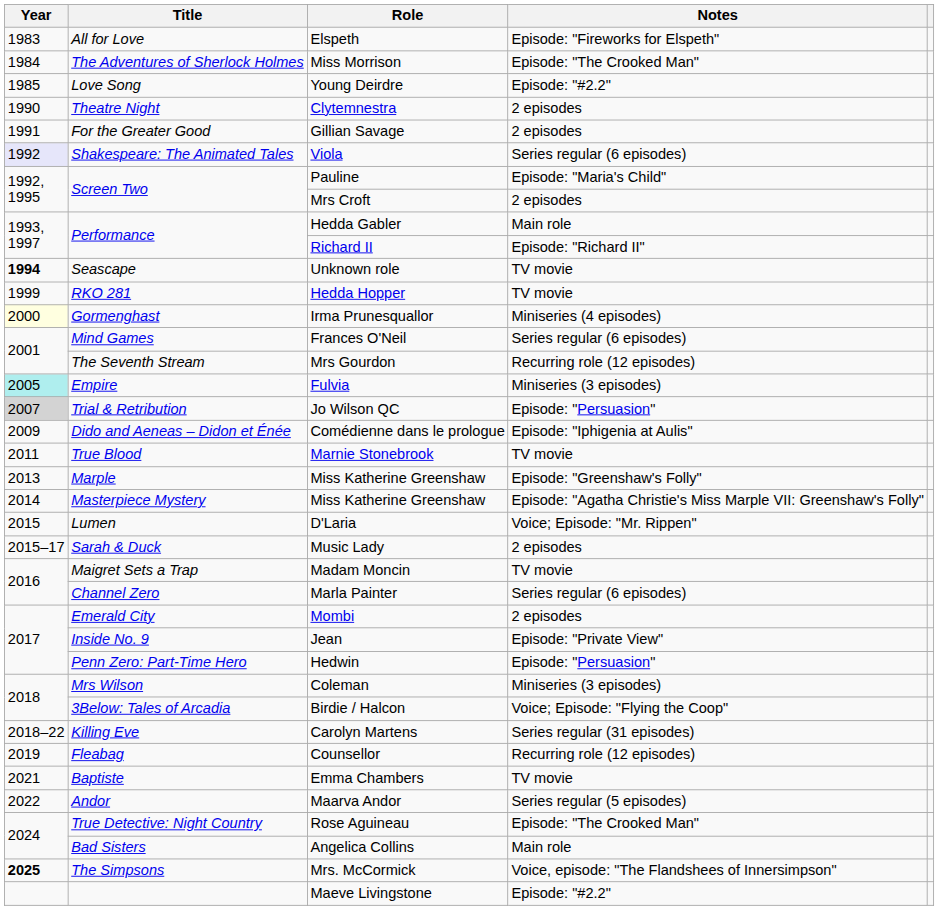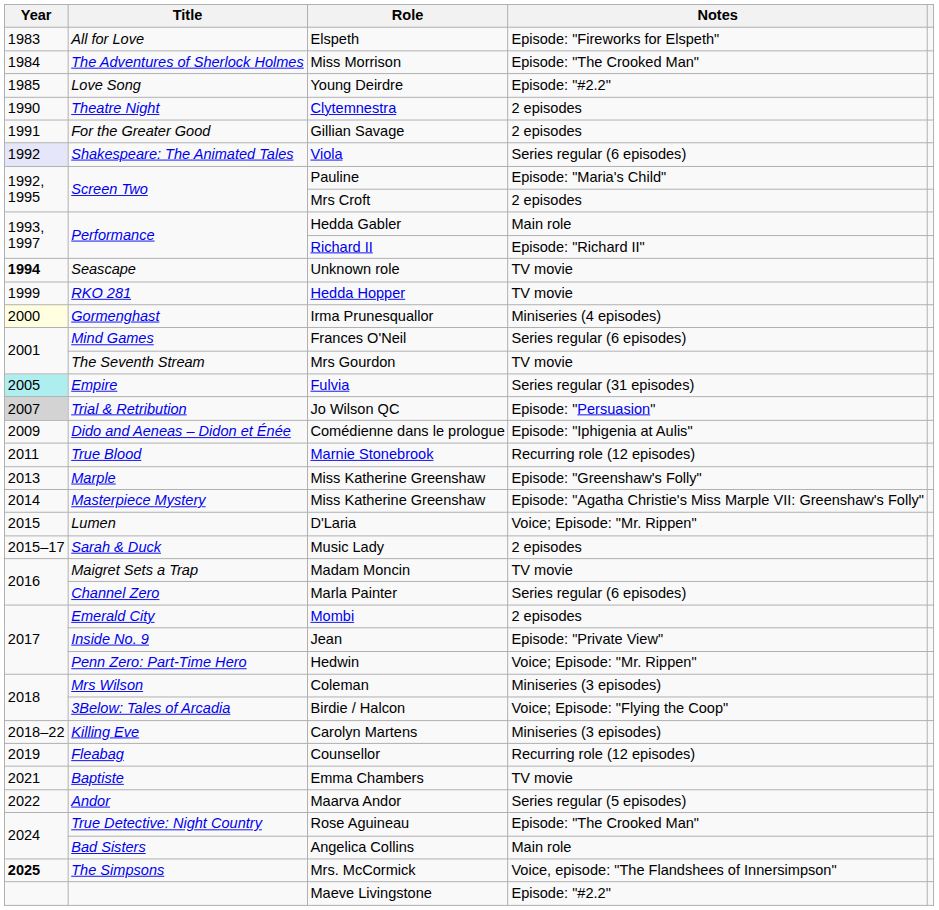(603, 362) Recurring role (12 episodes) -> (542, 362) TV movie
(586, 385) Miniseries (3 episodes) -> (603, 385) Series regular (31 episodes)
(542, 454) TV movie -> (603, 454) Recurring role (12 episodes)
(583, 662) Episode: "Persuasion" -> (604, 662) Voice; Episode: "Mr. Rippen"
(603, 731) Series regular (31 episodes) -> (586, 731) Miniseries (3 episodes)
